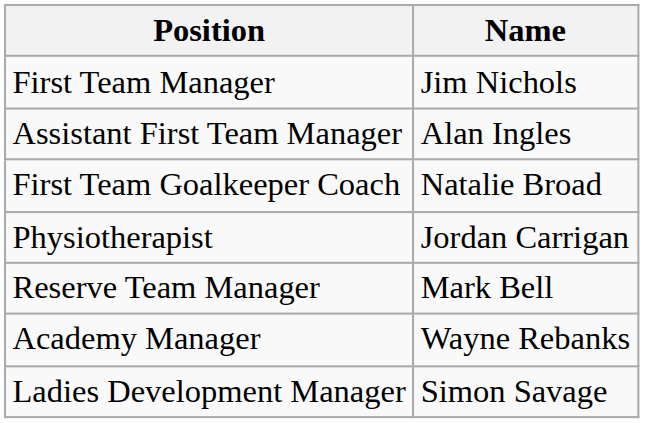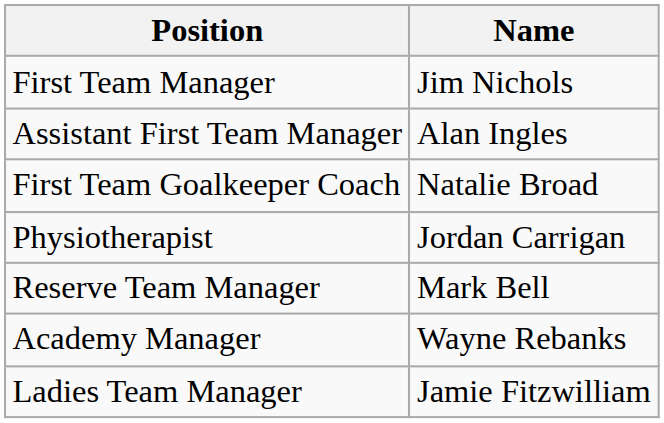+ row: (157, 390)
- row: (209, 390)
